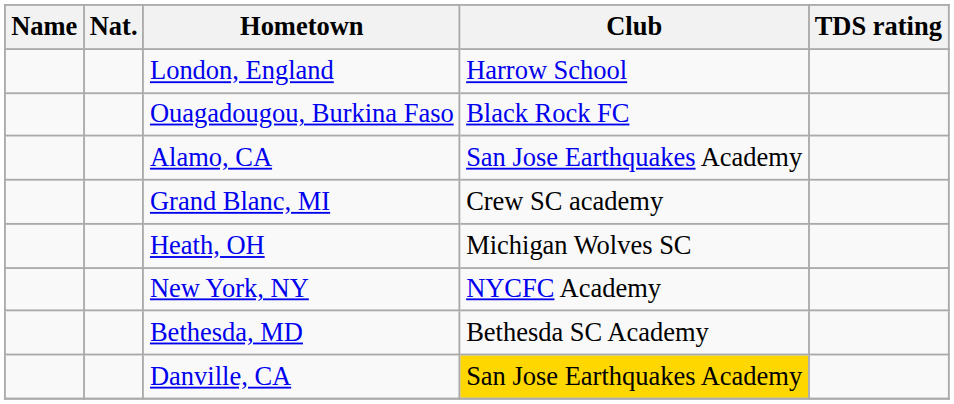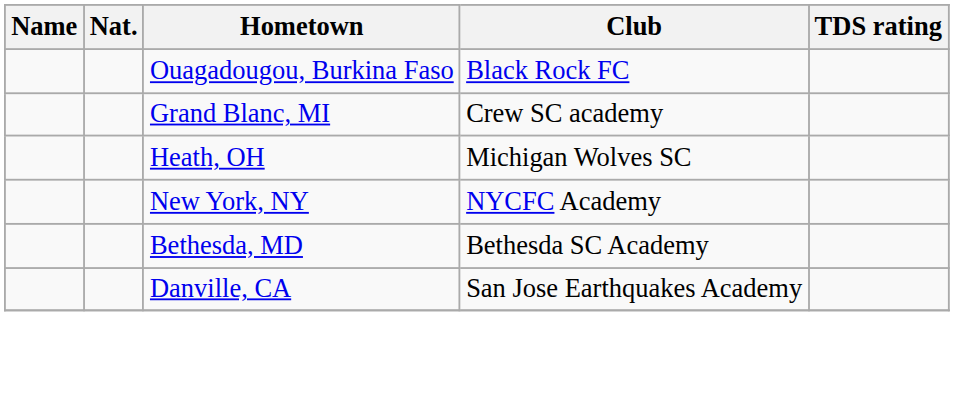- row: (242, 70)
- row: (211, 157)
(634, 376) gold background -> (634, 288) no background
